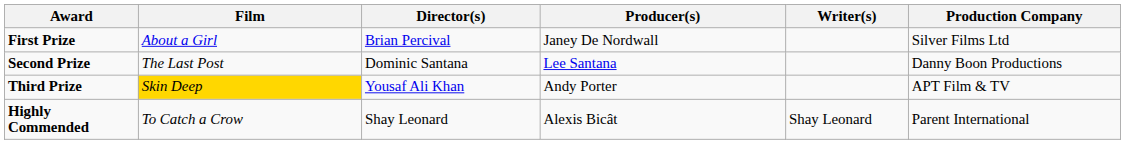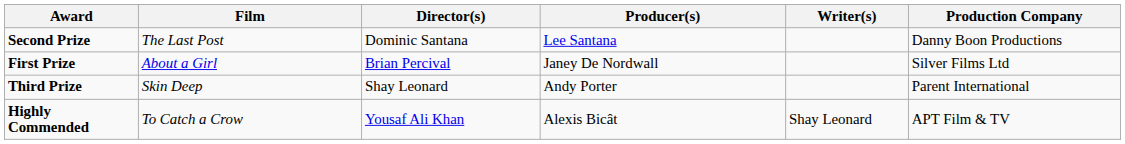rows swapped: (42, 39) <-> (49, 63)
(172, 87) gold background -> (172, 87) no background
(415, 87) Yousaf Ali Khan -> (406, 87) Shay Leonard
(961, 87) APT Film & TV -> (971, 87) Parent International
(406, 119) Shay Leonard -> (415, 119) Yousaf Ali Khan
(971, 119) Parent International -> (961, 119) APT Film & TV
